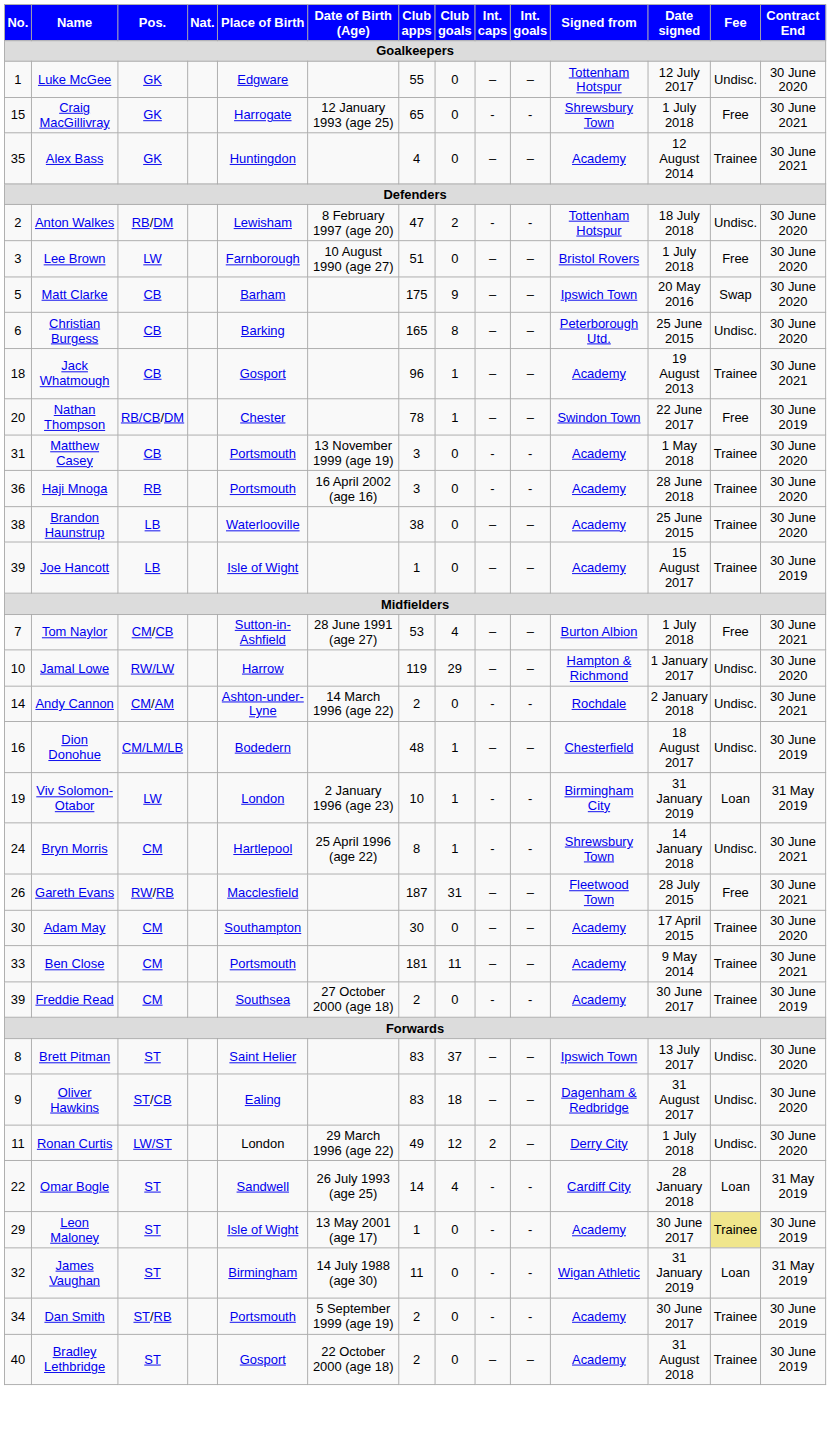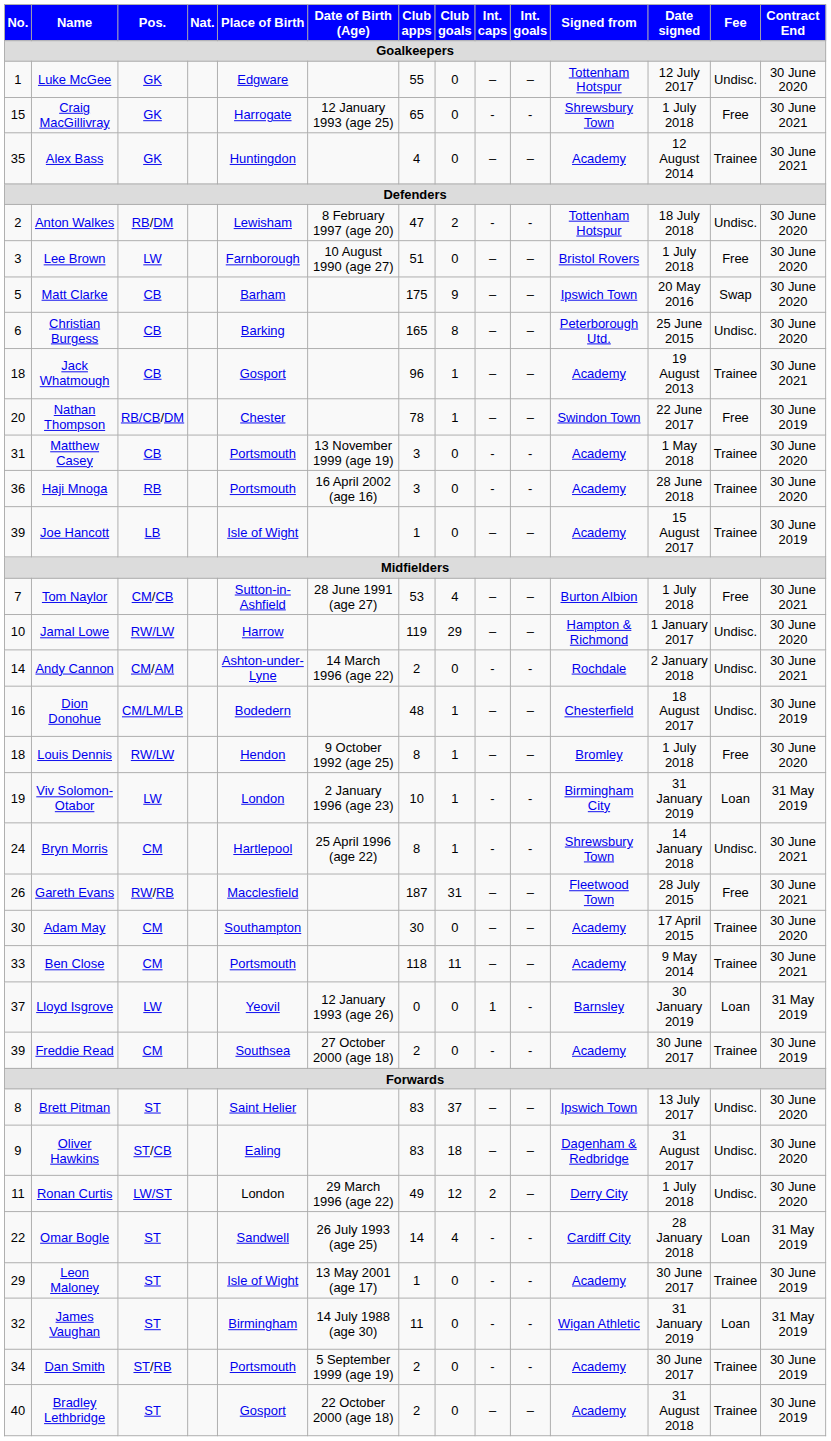- row: (75, 524)
+ row: (75, 754)
(417, 964) 181 -> (417, 964) 118
+ row: (75, 1007)
(736, 1229) khaki background -> (736, 1280) no background
